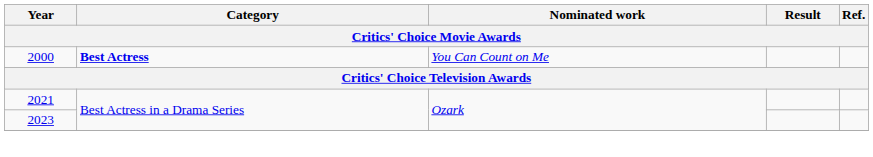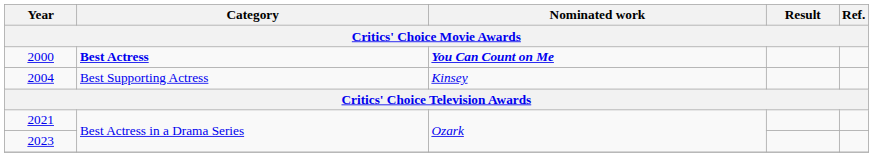(490, 57) normal -> (493, 57) bold
+ row: (41, 78)
